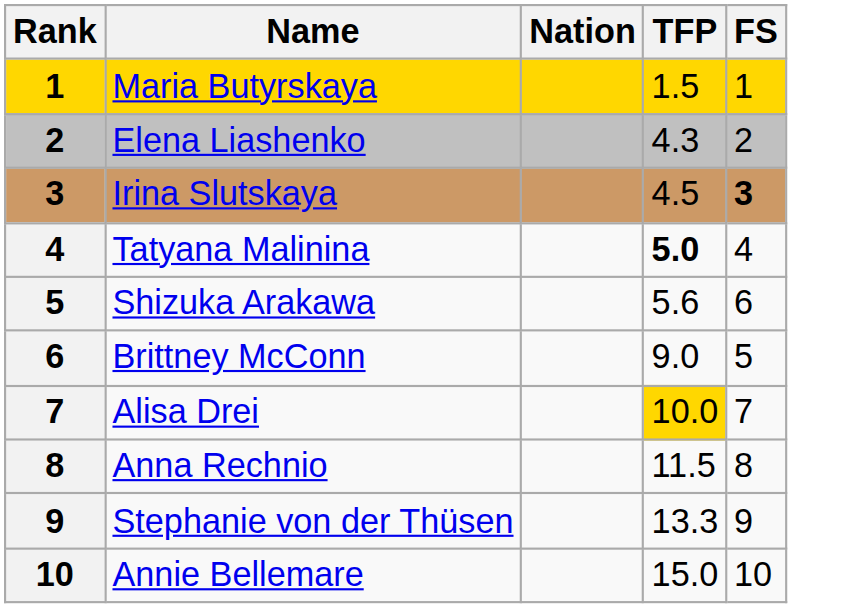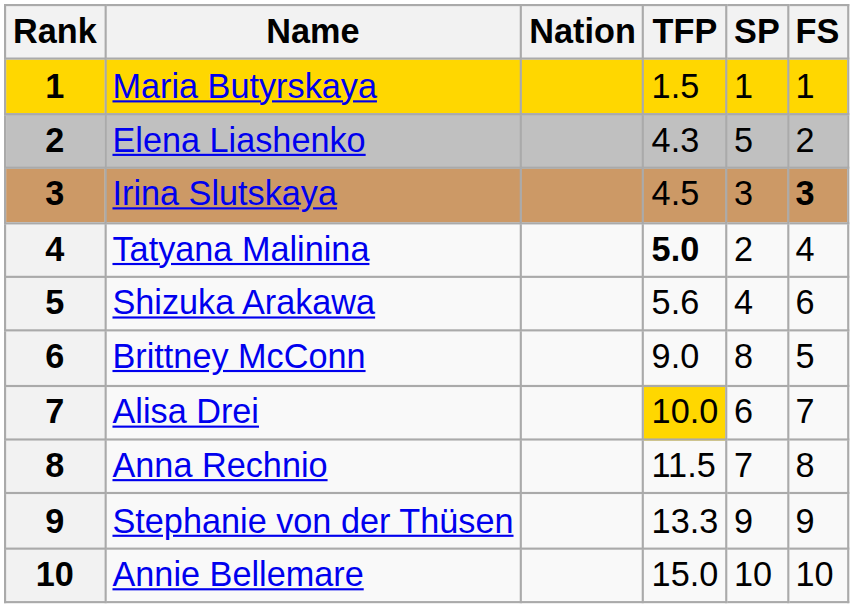+ column: (757, 31)
